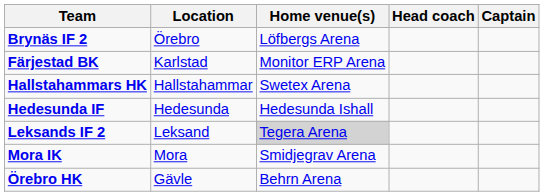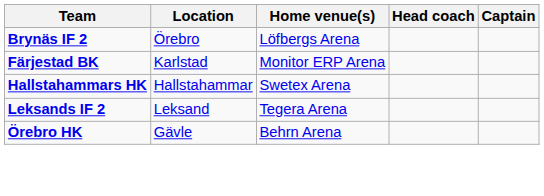- row: (56, 109)
(303, 132) lightgrey background -> (303, 109) no background
- row: (35, 156)
